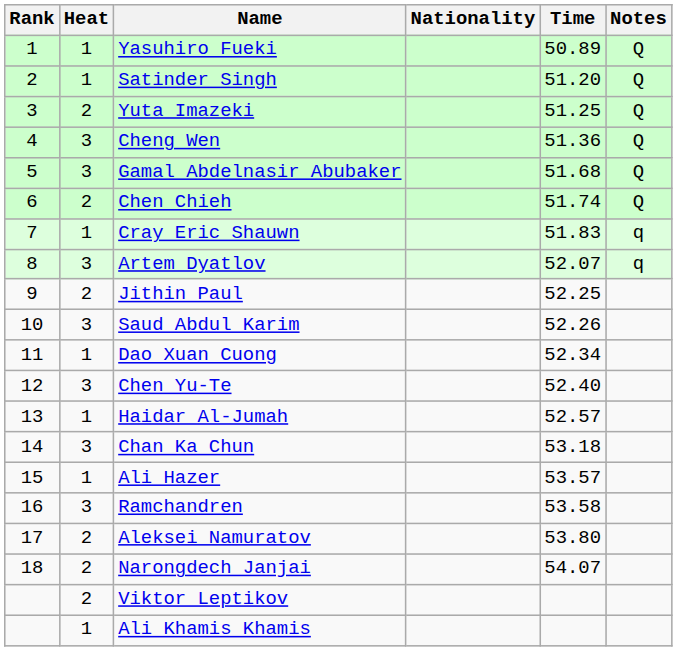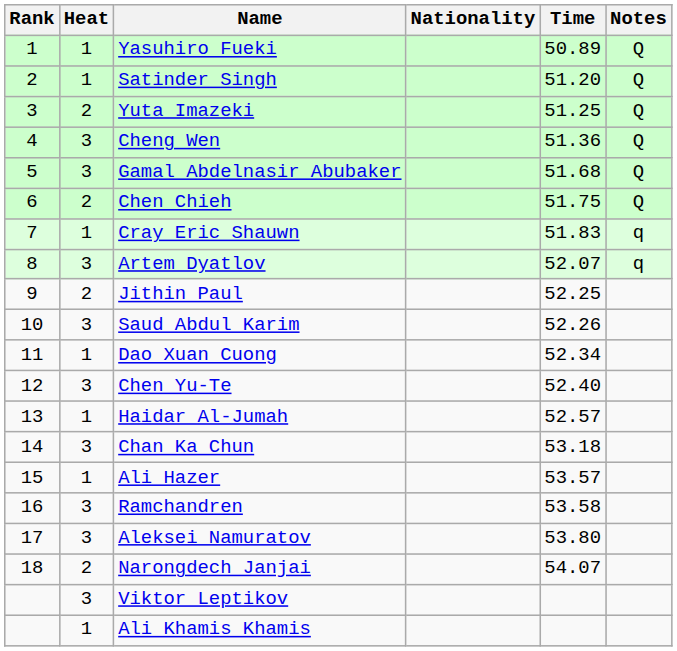(573, 203) 51.74 -> (573, 203) 51.75
(86, 539) 2 -> (86, 539) 3
(86, 600) 2 -> (86, 600) 3
